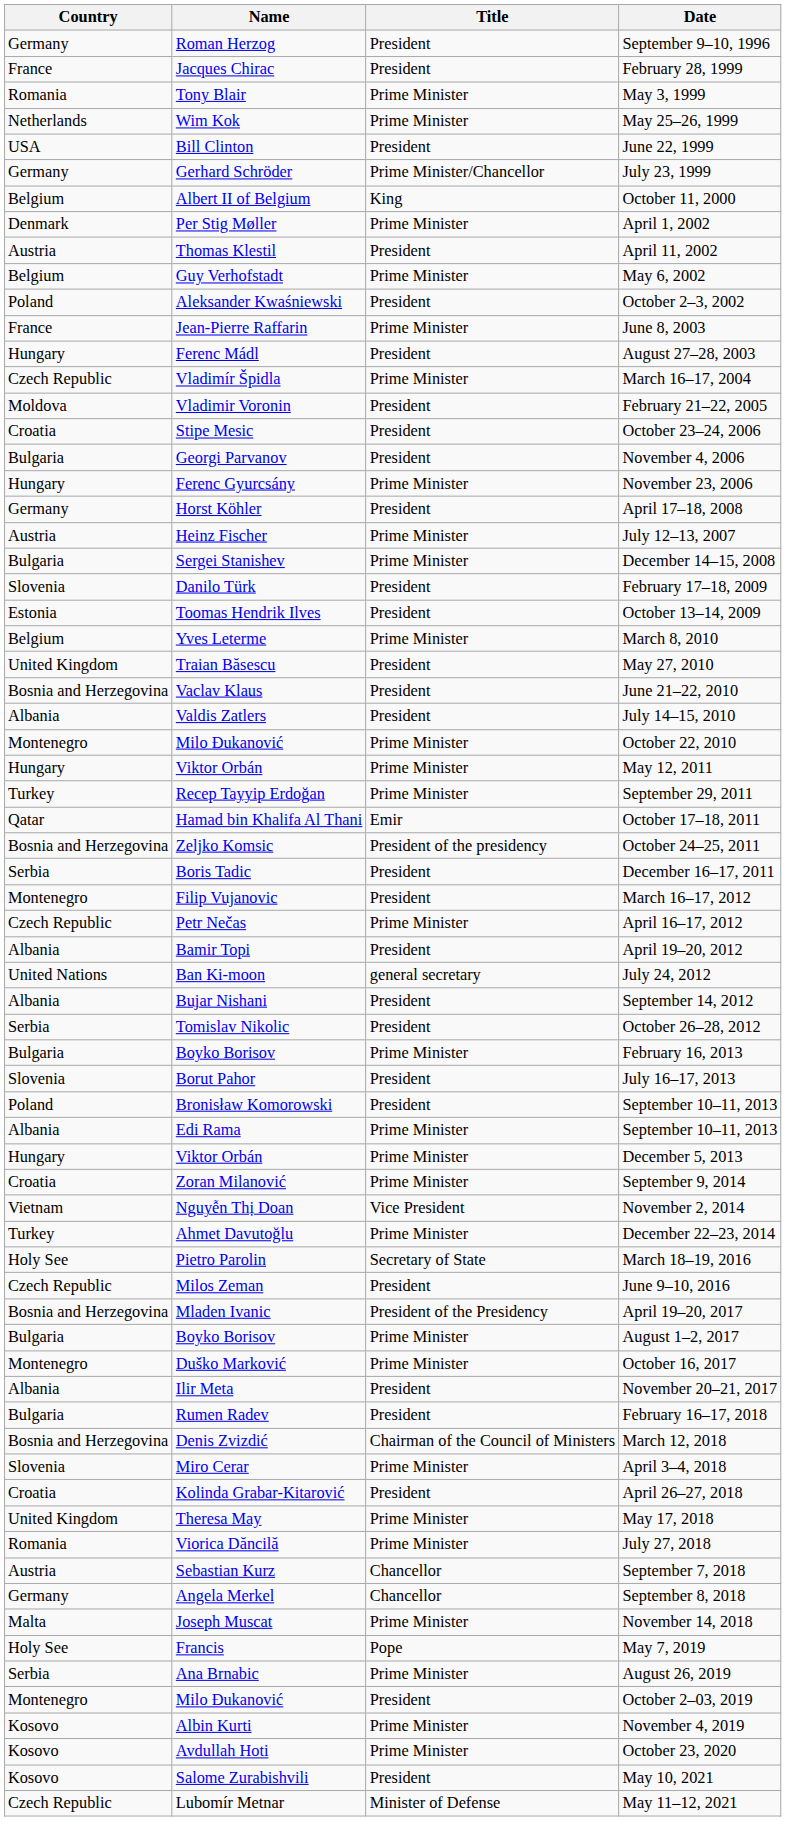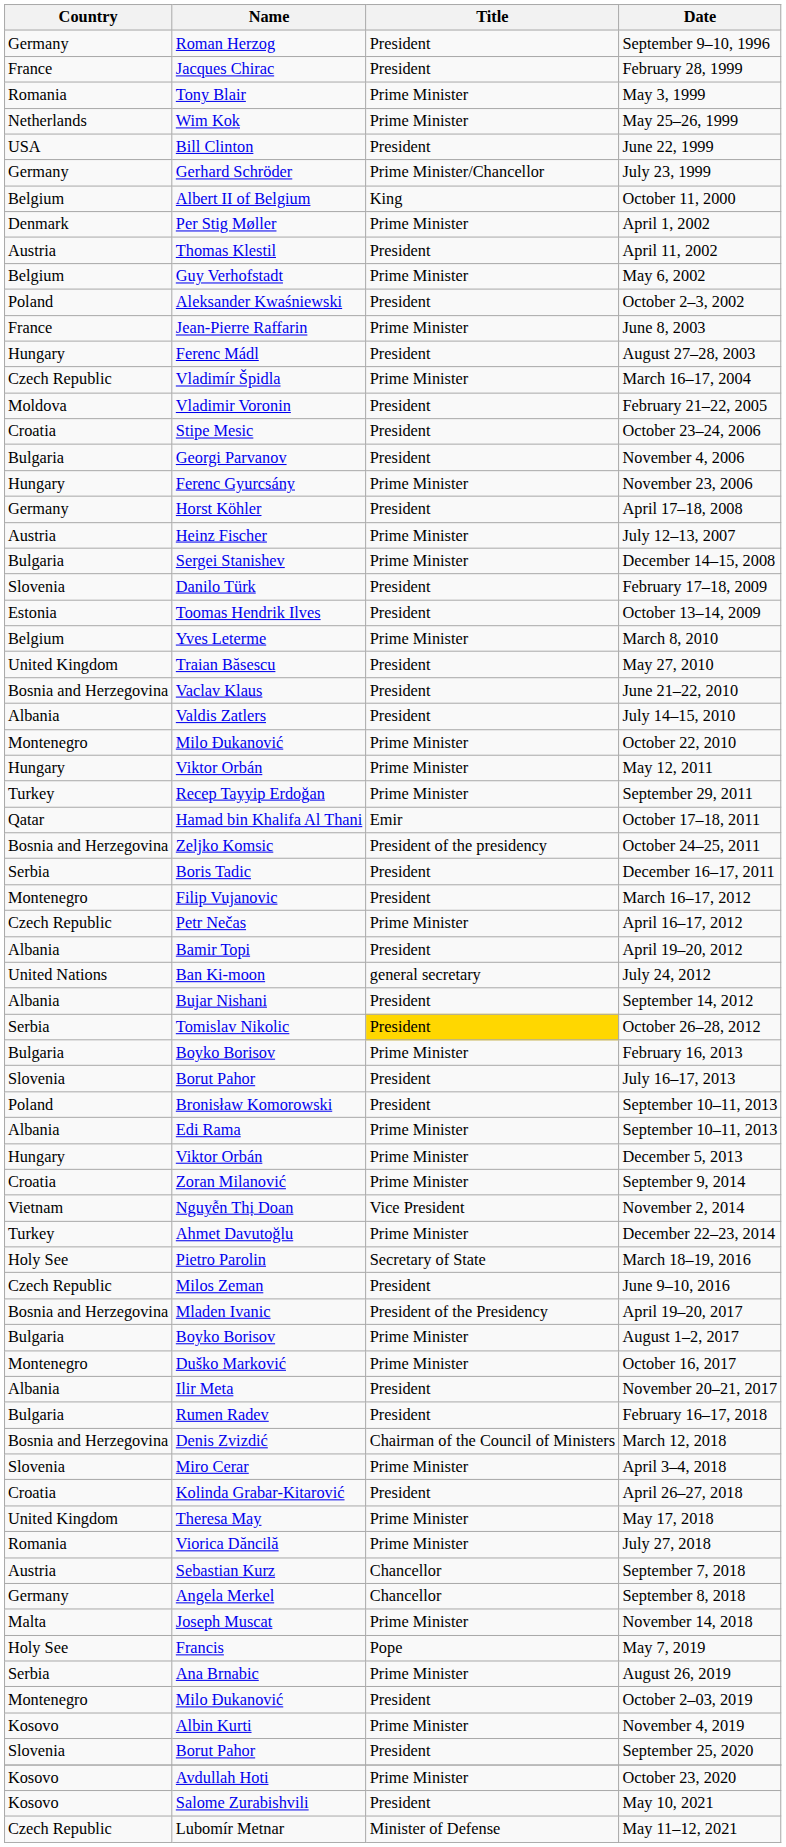(400, 1026) no background -> (400, 1026) gold background
+ row: (215, 1751)
